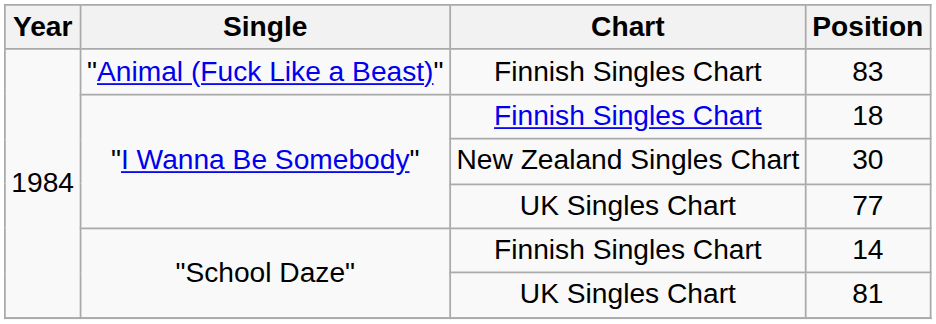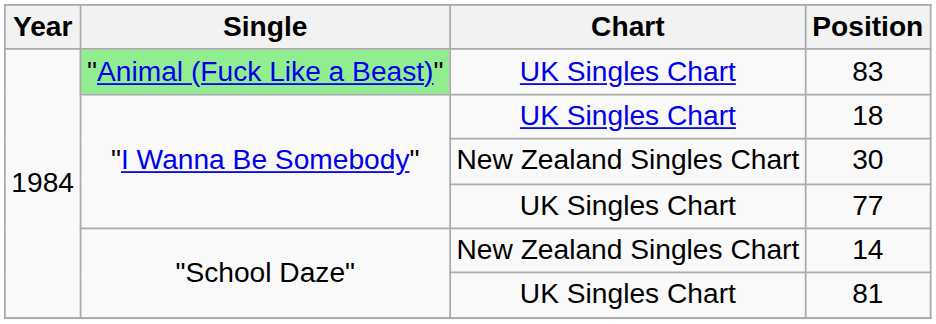(265, 71) no background -> (265, 71) lightgreen background
(628, 71) Finnish Singles Chart -> (628, 71) UK Singles Chart
(628, 116) Finnish Singles Chart -> (628, 116) UK Singles Chart
(628, 250) Finnish Singles Chart -> (628, 250) New Zealand Singles Chart
